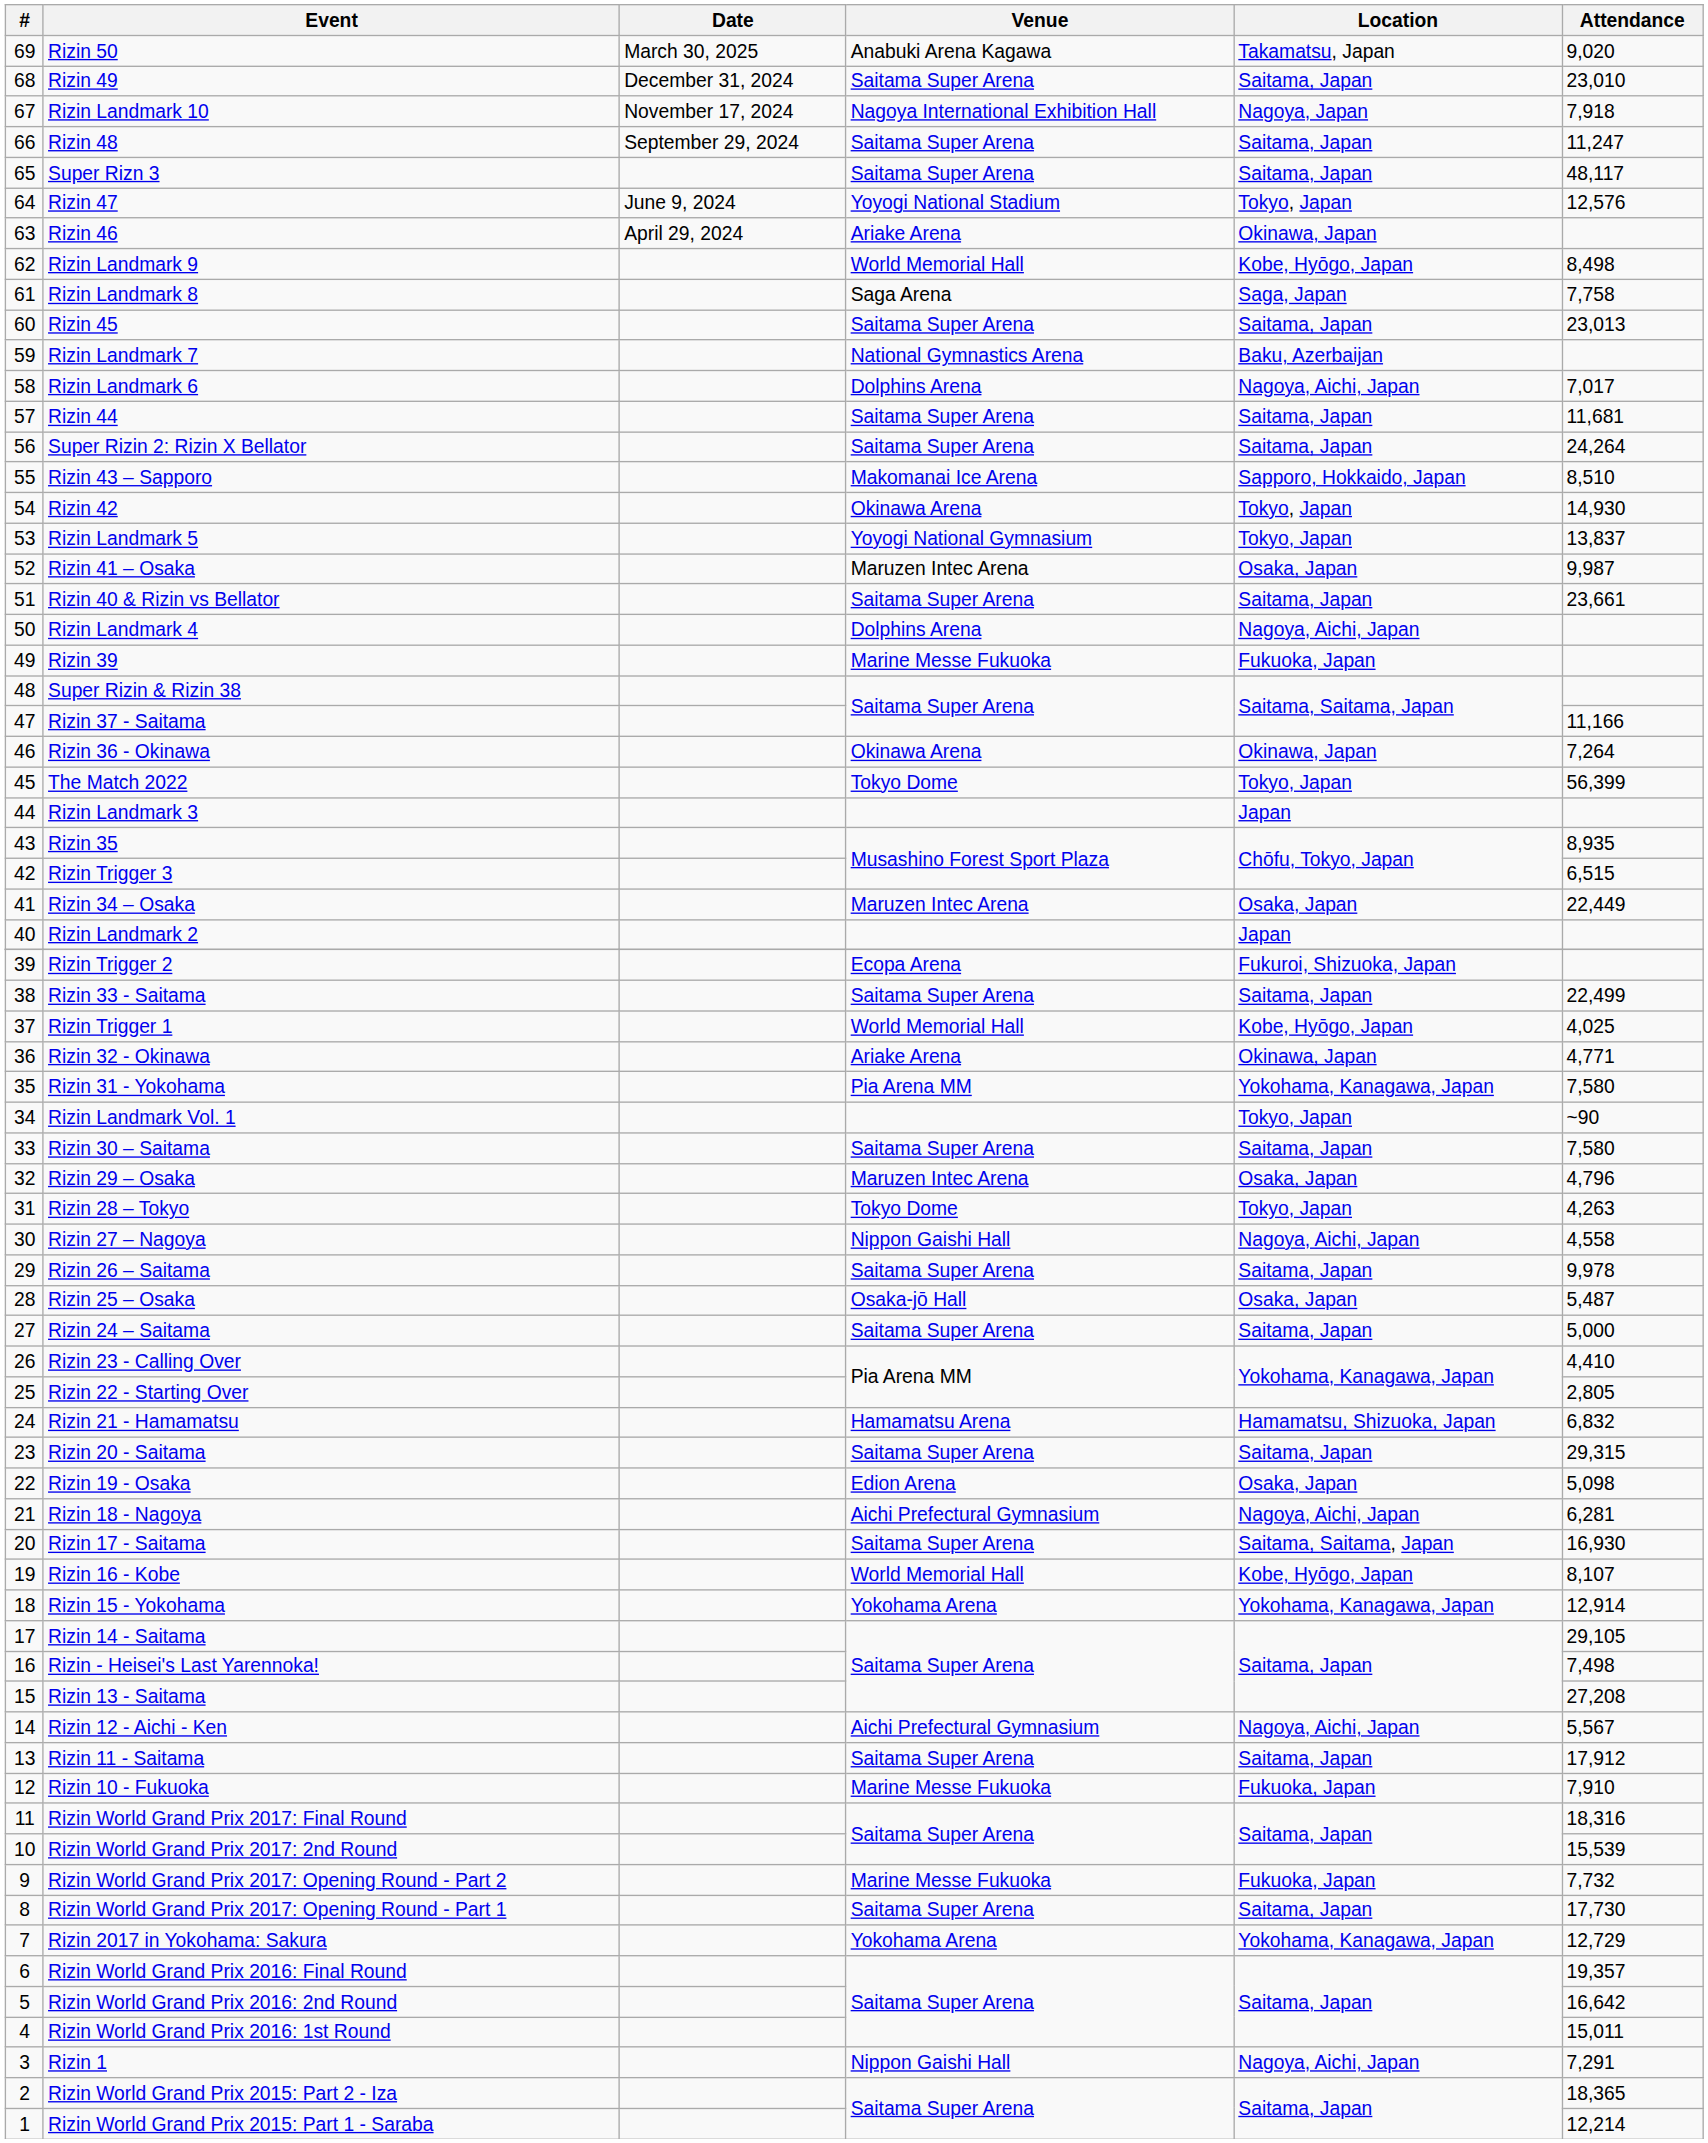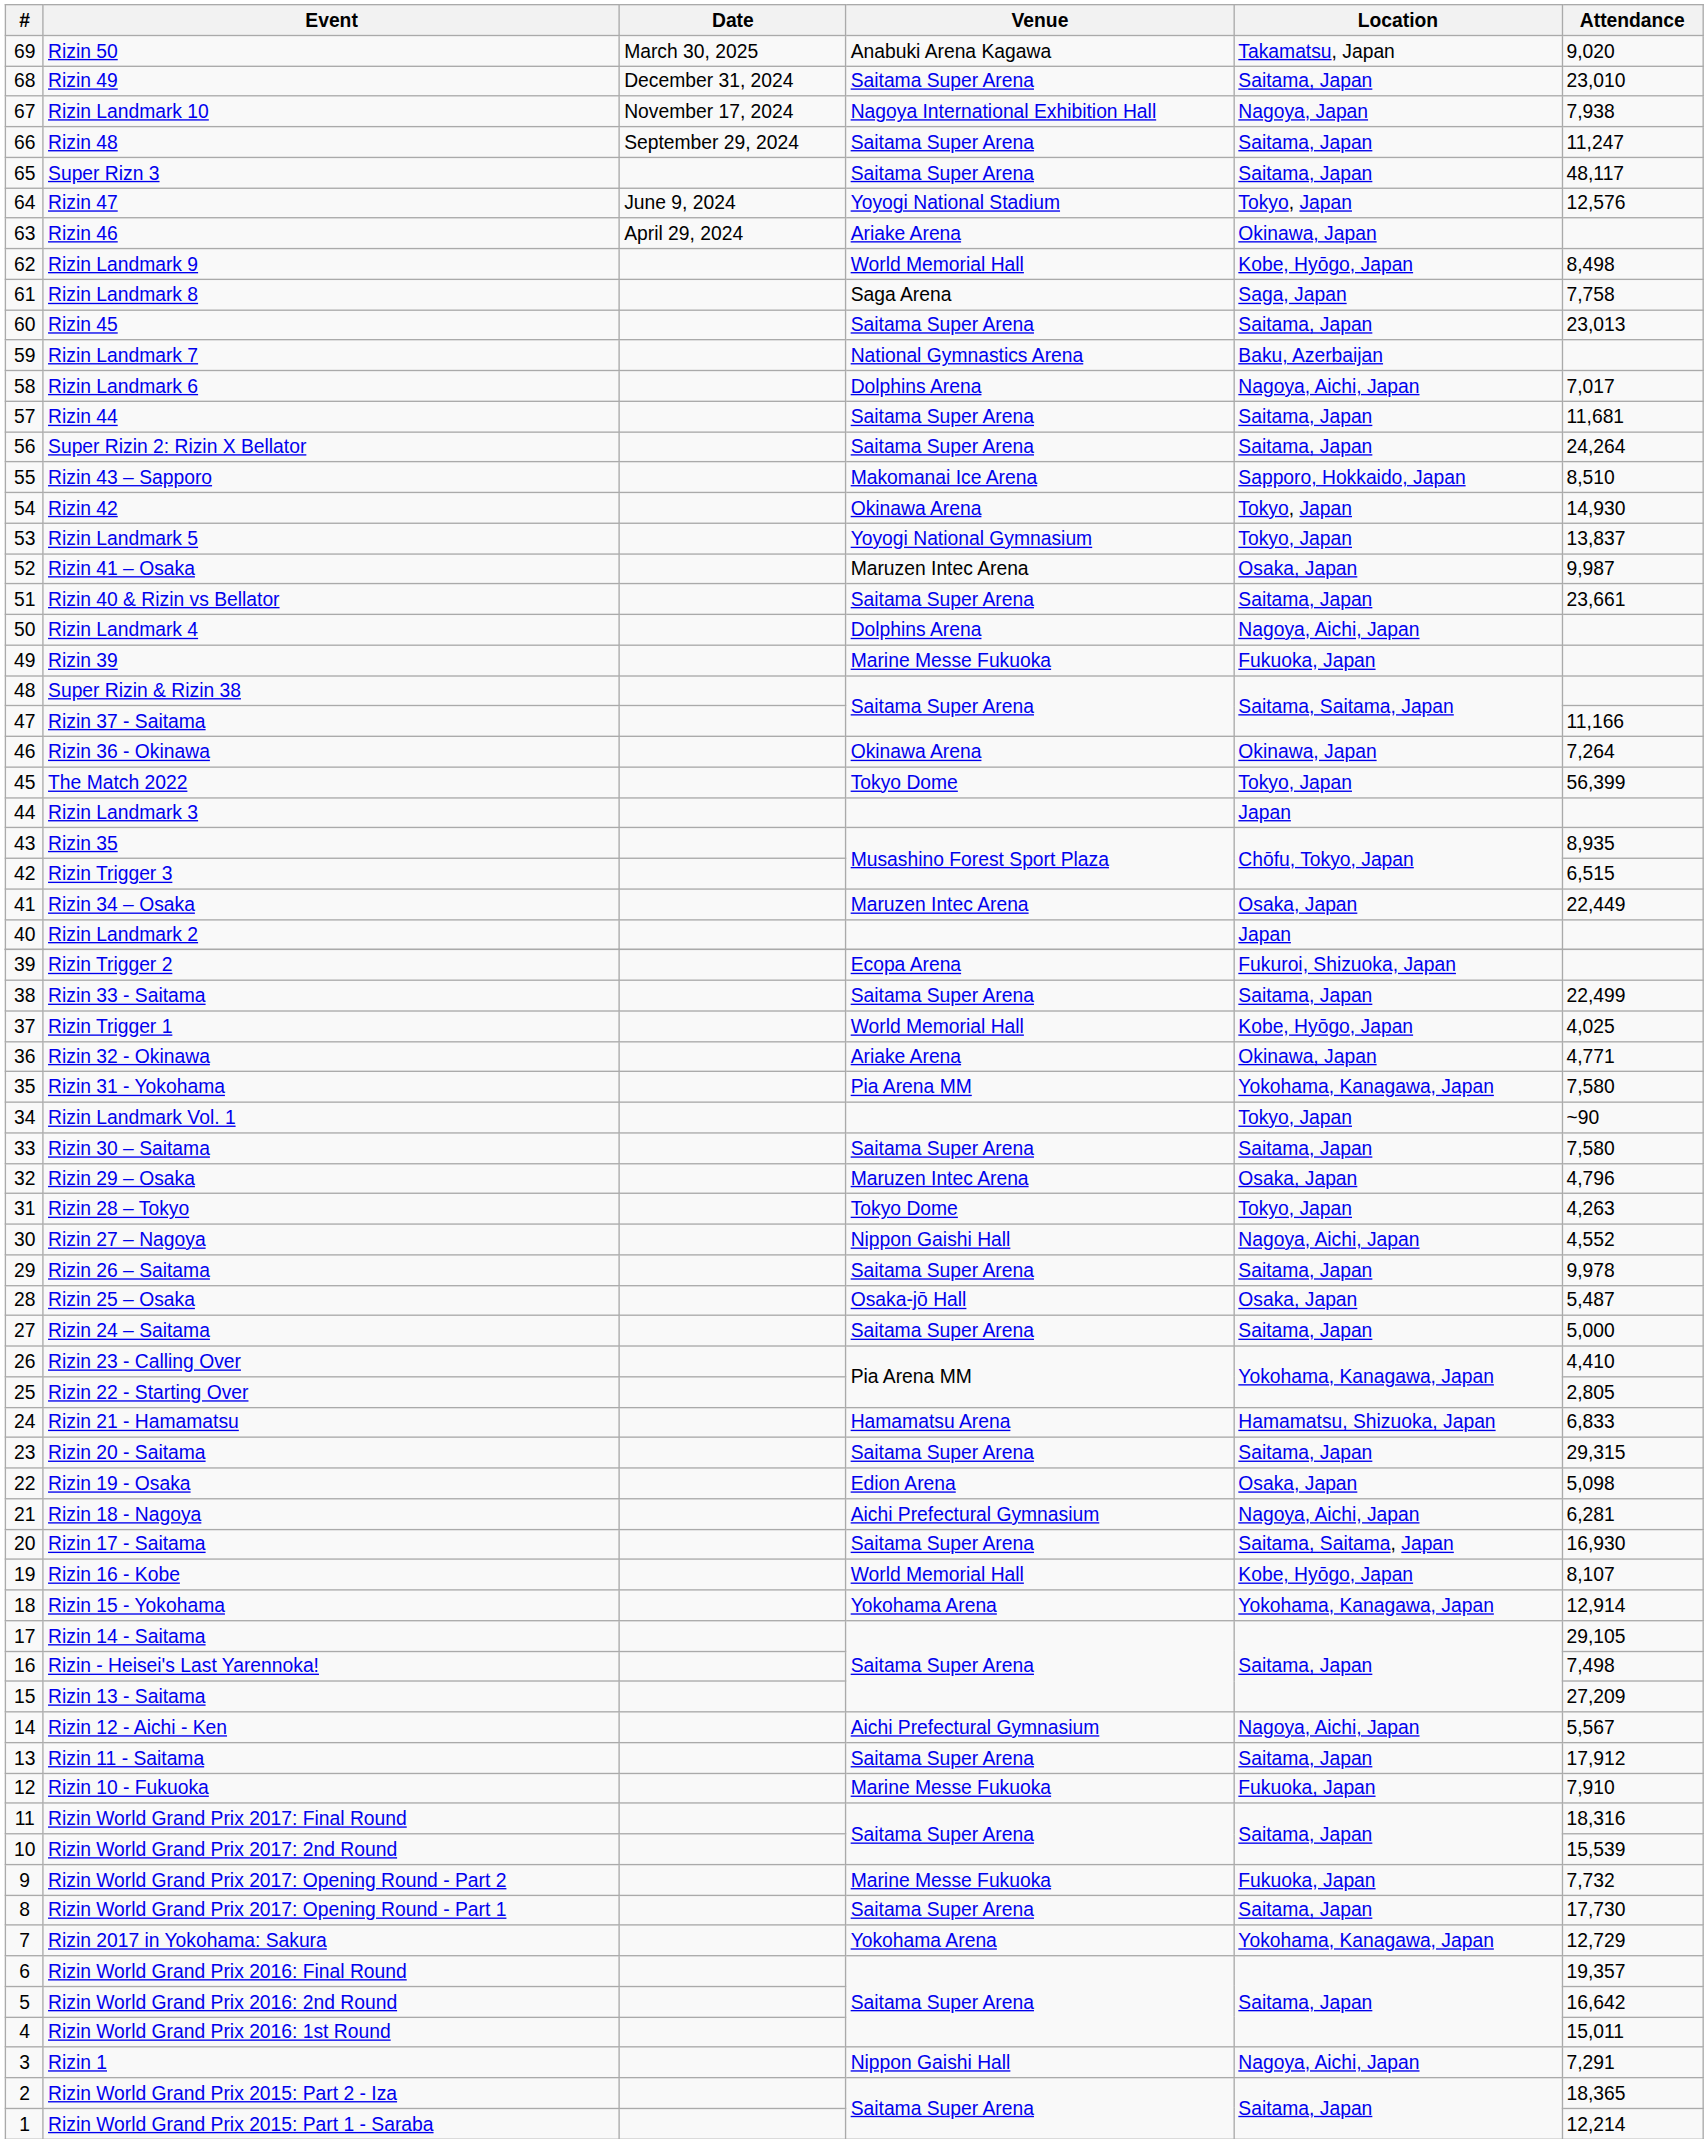(1591, 111) 7,918 -> (1591, 111) 7,938
(1591, 1239) 4,558 -> (1591, 1239) 4,552
(1591, 1422) 6,832 -> (1591, 1422) 6,833
(1596, 1697) 27,208 -> (1596, 1697) 27,209
